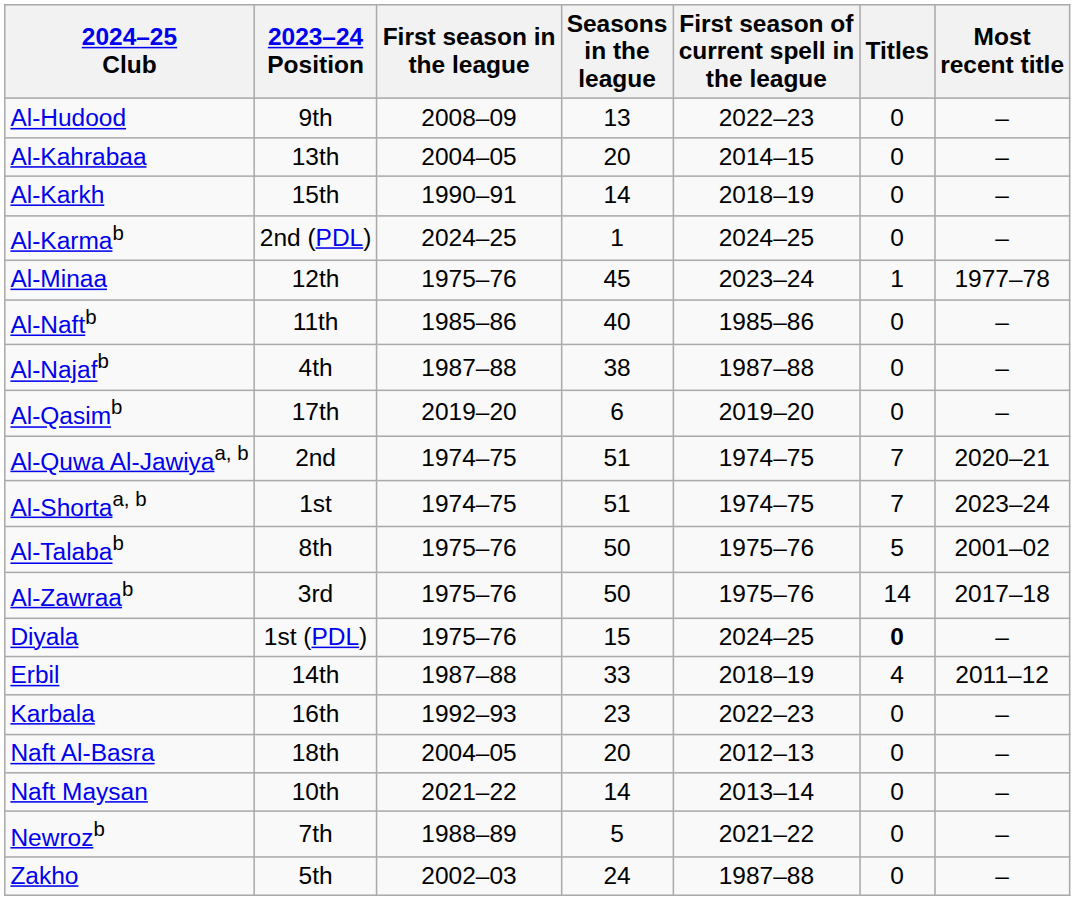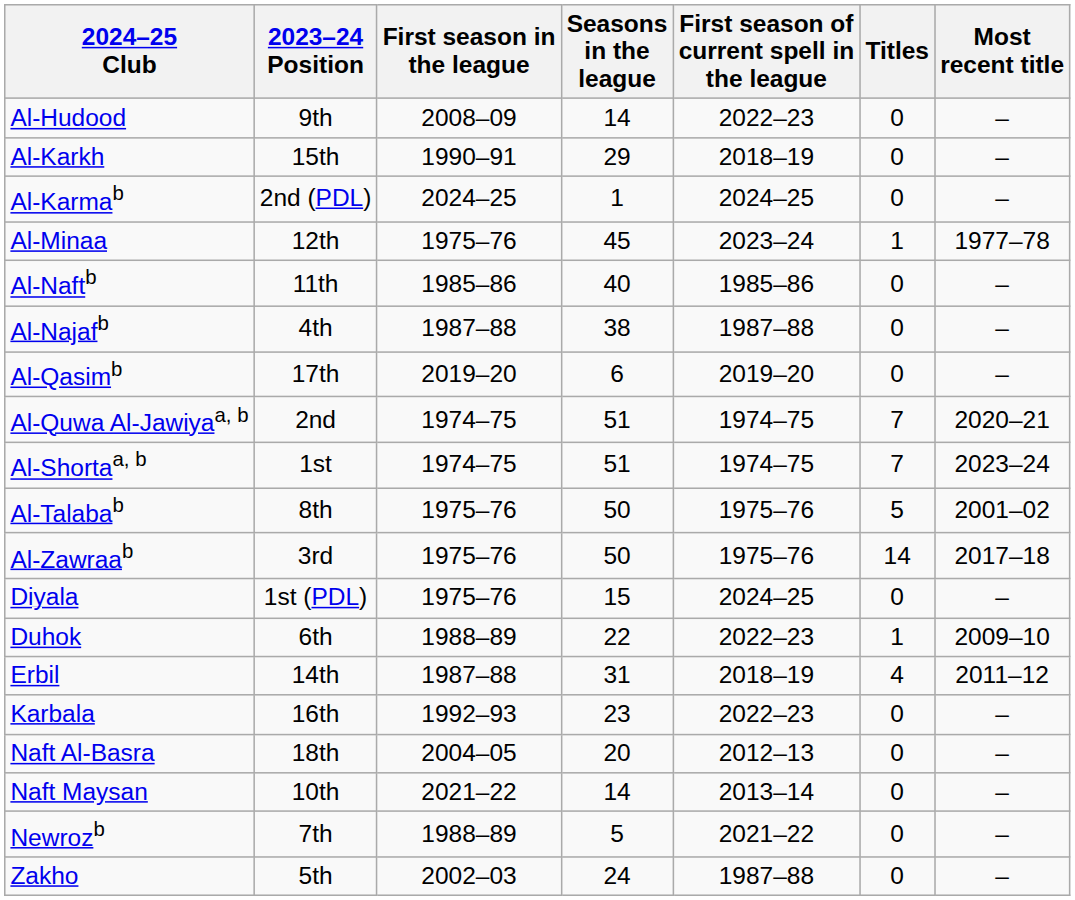(617, 117) 13 -> (617, 117) 14
- row: (78, 156)
(617, 195) 14 -> (617, 156) 29
(897, 636) bold -> (897, 597) normal
+ row: (46, 636)
(617, 675) 33 -> (617, 675) 31
